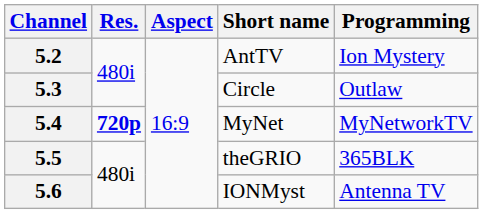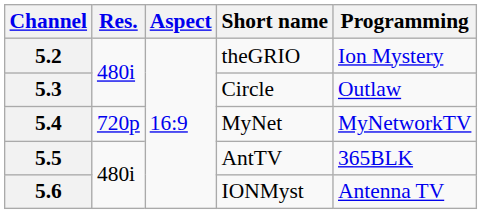(253, 55) AntTV -> (261, 55) theGRIO
(119, 123) bold -> (118, 123) normal
(262, 157) theGRIO -> (252, 157) AntTV
